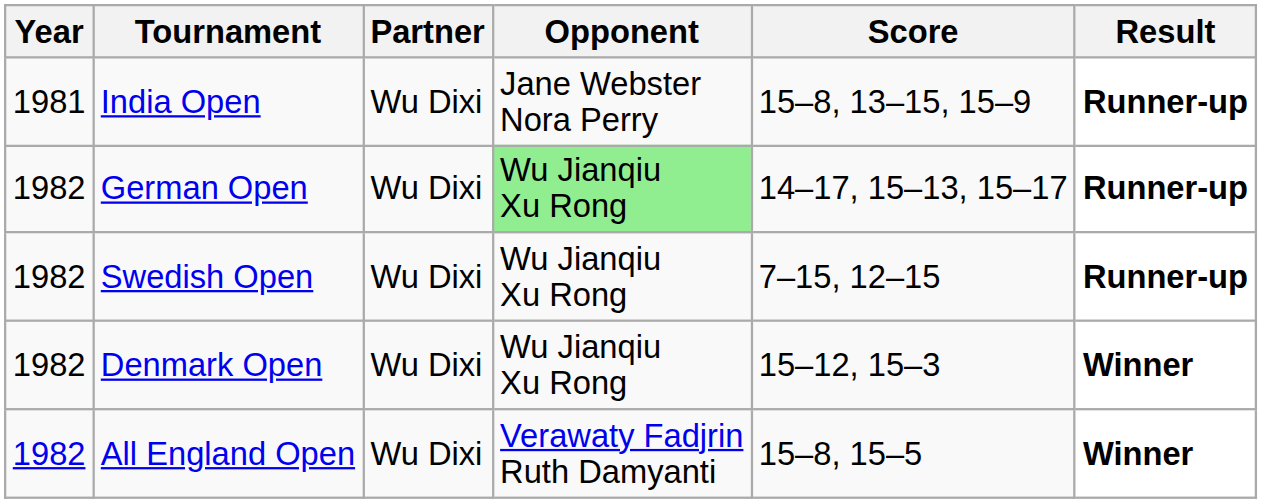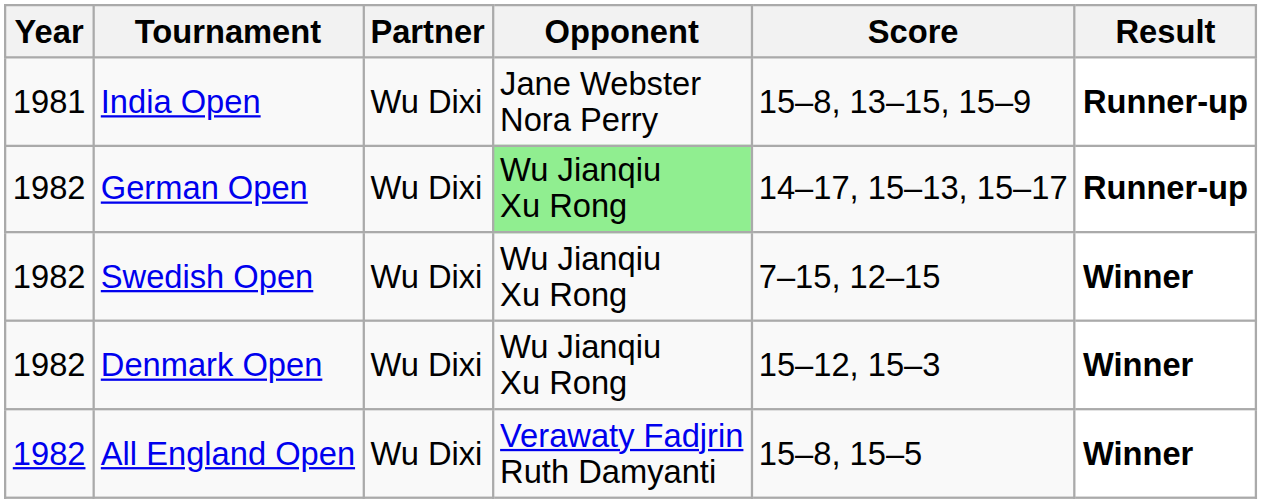(1165, 277) Runner-up -> (1138, 277) Winner
